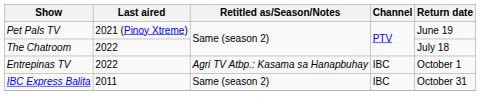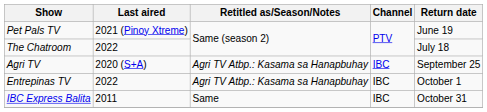+ row: (23, 64)
(231, 82) Same (season 2) -> (206, 99) Same
